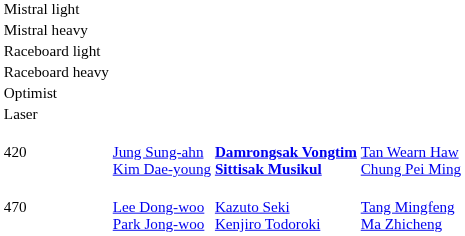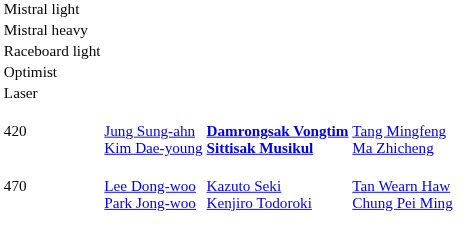- row: (56, 72)
(411, 160) Tan Wearn Haw Chung Pei Ming -> (399, 139) Tang Mingfeng Ma Zhicheng
(408, 215) Tang Mingfeng Ma Zhicheng -> (403, 194) Tan Wearn Haw Chung Pei Ming
